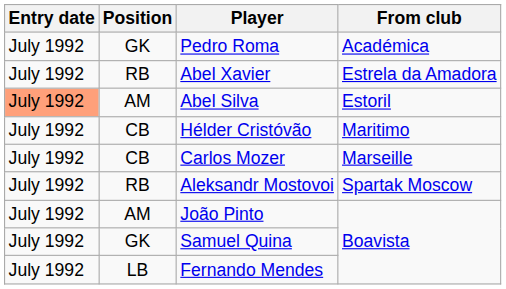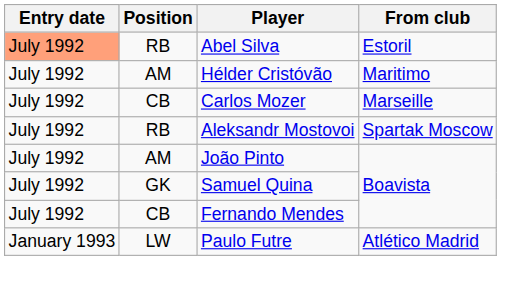- row: (230, 46)
- row: (225, 74)
(137, 102) AM -> (158, 46) RB
(138, 130) CB -> (158, 74) AM
(138, 269) LB -> (158, 213) CB
+ row: (246, 241)
